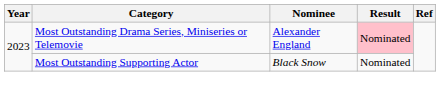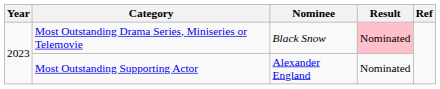(296, 37) Alexander England -> (299, 37) Black Snow
(299, 62) Black Snow -> (296, 68) Alexander England
